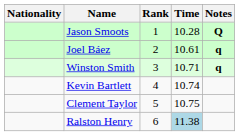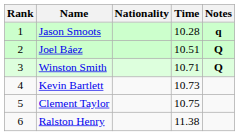columns swapped: (156, 13) <-> (34, 13)
(218, 31) Q -> (218, 31) q
(187, 49) 10.61 -> (187, 49) 10.51
(218, 49) q -> (218, 49) Q
(218, 67) q -> (218, 67) Q
(187, 85) 10.74 -> (187, 85) 10.73
(187, 121) lightblue background -> (187, 121) no background
